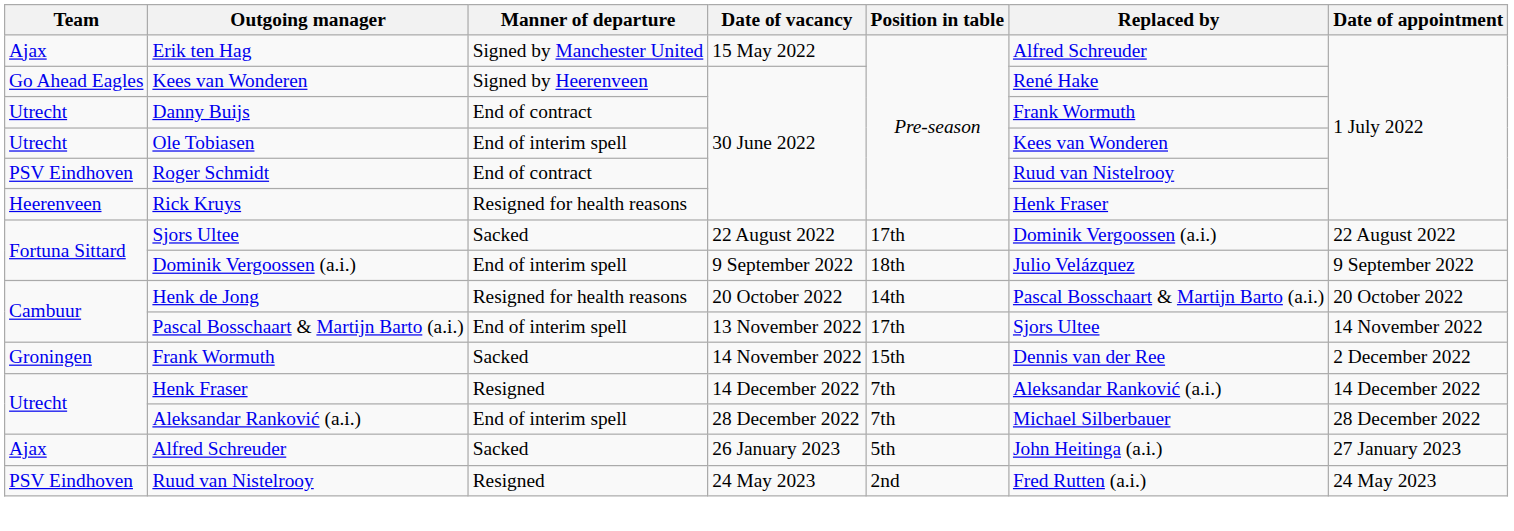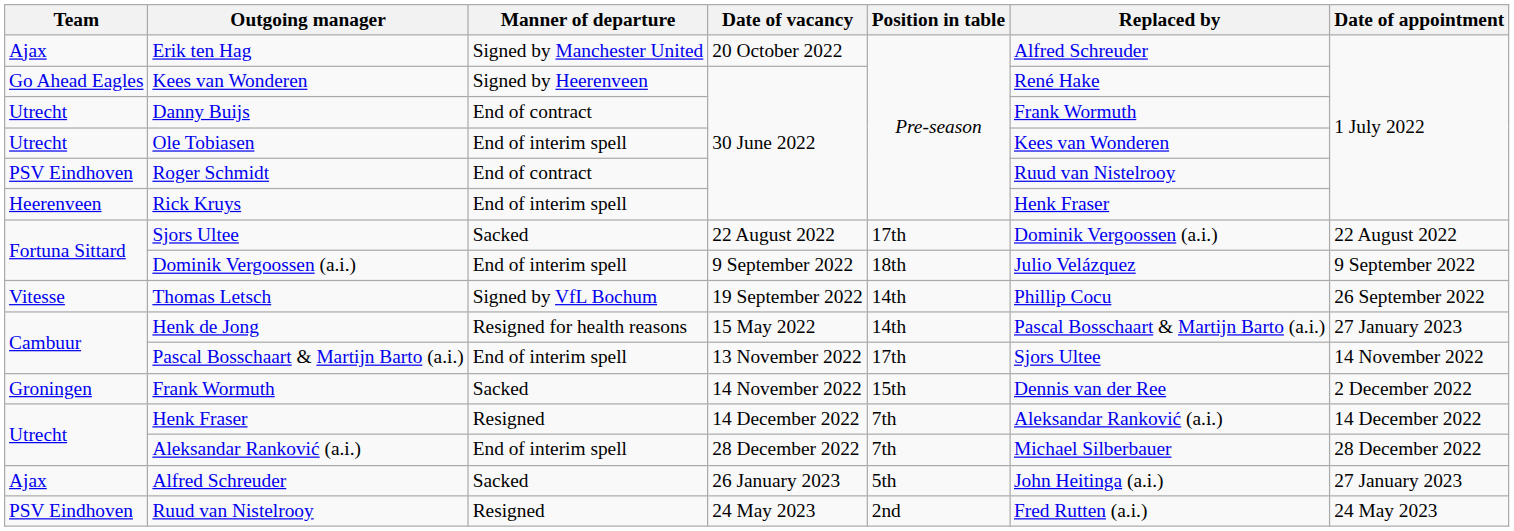(764, 50) 15 May 2022 -> (777, 50) 20 October 2022
(580, 204) Resigned for health reasons -> (550, 204) End of interim spell
+ row: (212, 296)
(777, 296) 20 October 2022 -> (764, 326) 15 May 2022
(1398, 296) 20 October 2022 -> (1398, 326) 27 January 2023
